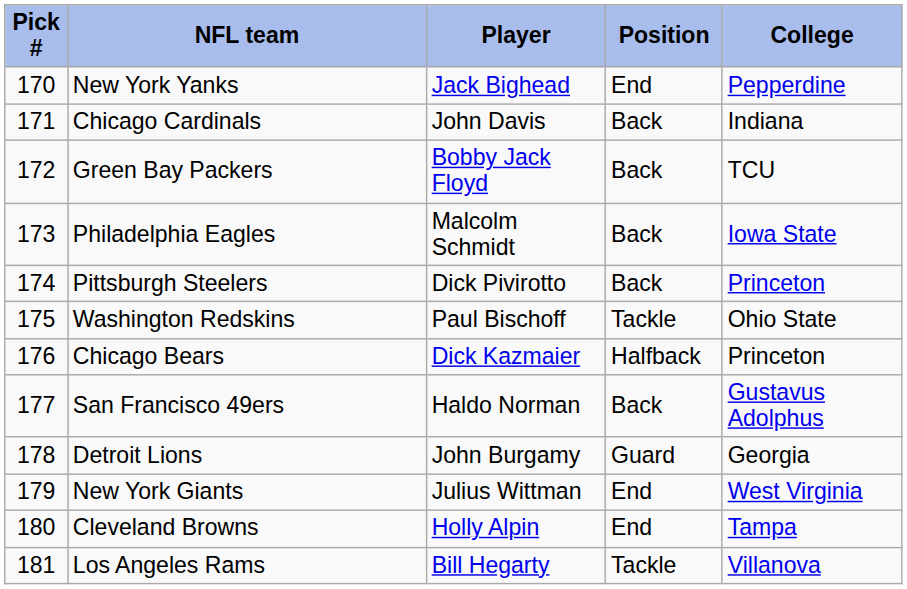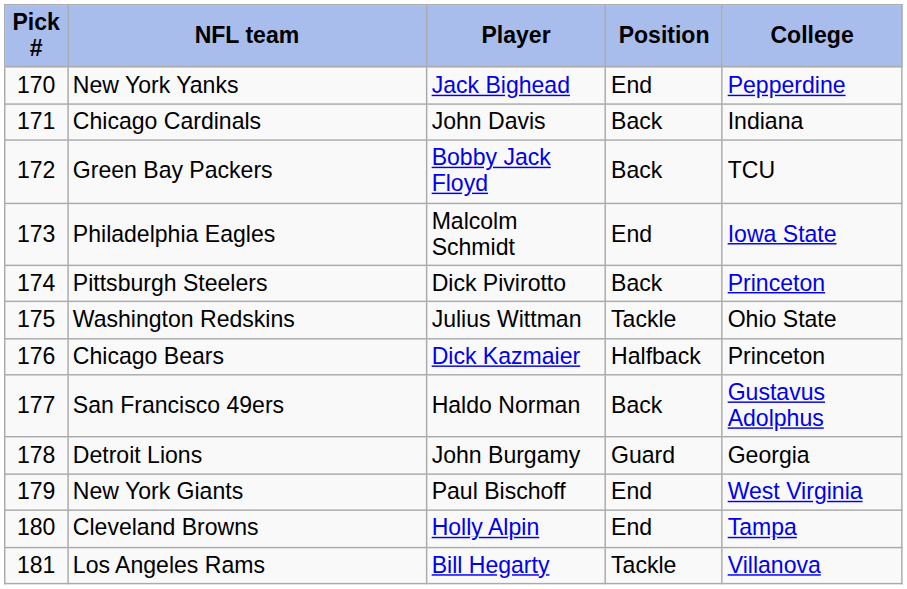(637, 233) Back -> (632, 233) End
(499, 319) Paul Bischoff -> (507, 319) Julius Wittman
(507, 491) Julius Wittman -> (499, 491) Paul Bischoff
